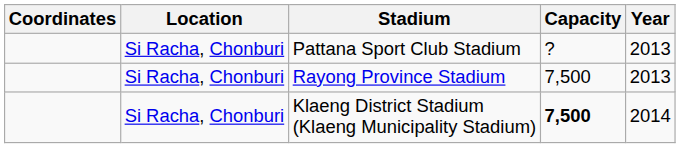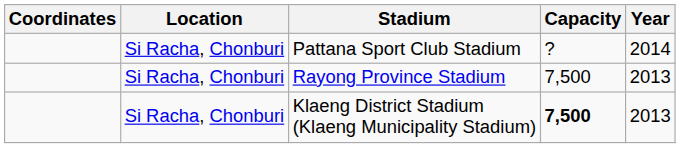(650, 48) 2013 -> (650, 48) 2014
(650, 116) 2014 -> (650, 116) 2013
